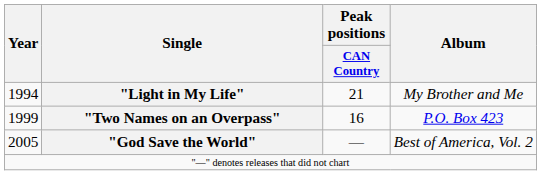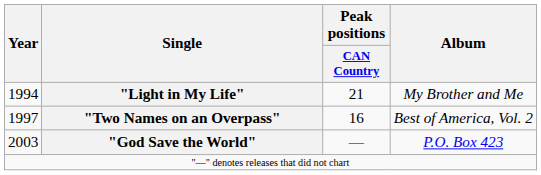(23, 118) 1999 -> (23, 118) 1997
(463, 118) P.O. Box 423 -> (463, 118) Best of America, Vol. 2
(23, 142) 2005 -> (23, 142) 2003
(463, 142) Best of America, Vol. 2 -> (463, 142) P.O. Box 423
